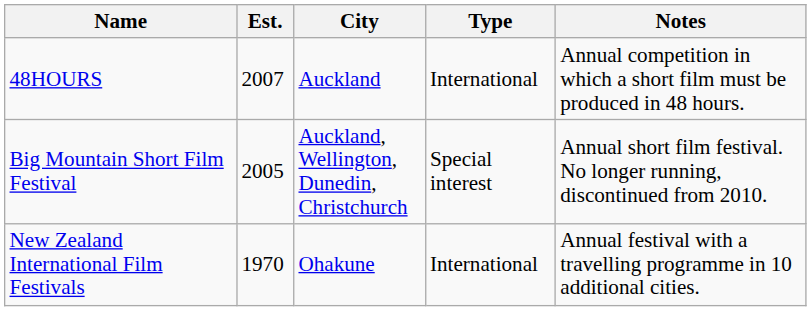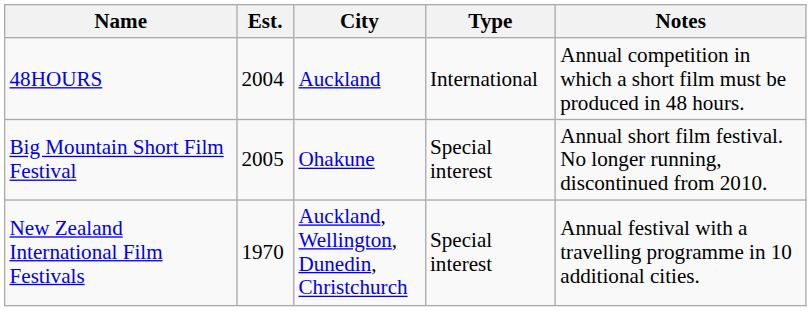(263, 78) 2007 -> (263, 78) 2004
(353, 171) Auckland, Wellington, Dunedin, Christchurch -> (337, 159) Ohakune
(337, 264) Ohakune -> (353, 252) Auckland, Wellington, Dunedin, Christchurch
(484, 264) International -> (461, 252) Special interest
